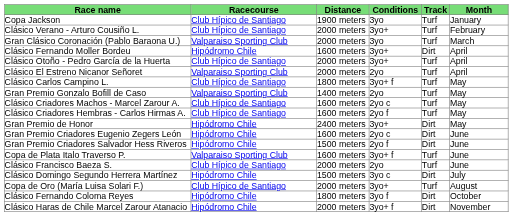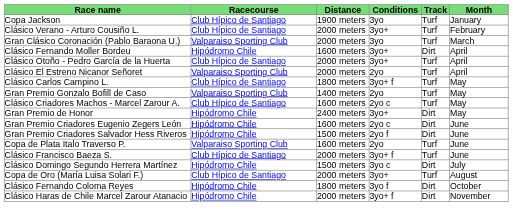- row: (95, 113)
(381, 155) 3yo+ f -> (376, 144) 2yo
(376, 165) 2yo -> (381, 155) 3yo+ f
